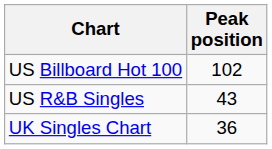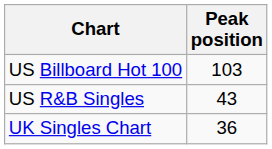(227, 69) 102 -> (227, 69) 103
